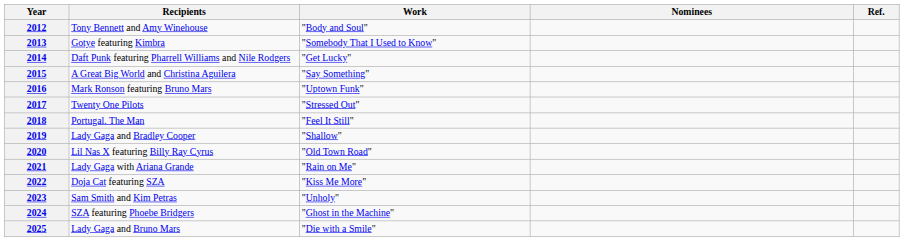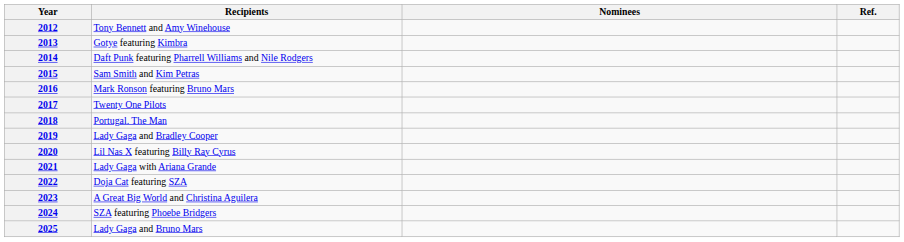- column: (415, 12)
(153, 74) A Great Big World and Christina Aguilera -> (146, 74) Sam Smith and Kim Petras
(124, 197) Sam Smith and Kim Petras -> (176, 197) A Great Big World and Christina Aguilera
